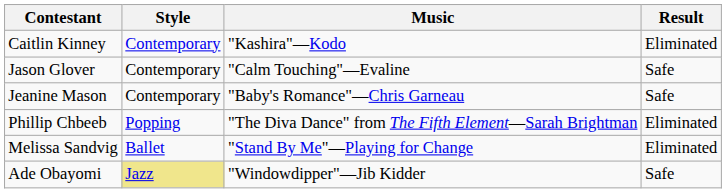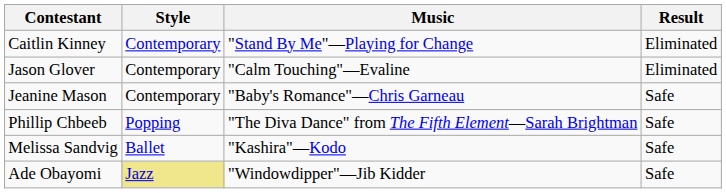(287, 43) "Kashira"—Kodo -> (351, 43) "Stand By Me"—Playing for Change
(660, 69) Safe -> (681, 69) Eliminated
(681, 122) Eliminated -> (660, 122) Safe
(351, 148) "Stand By Me"—Playing for Change -> (287, 148) "Kashira"—Kodo
(681, 148) Eliminated -> (660, 148) Safe
